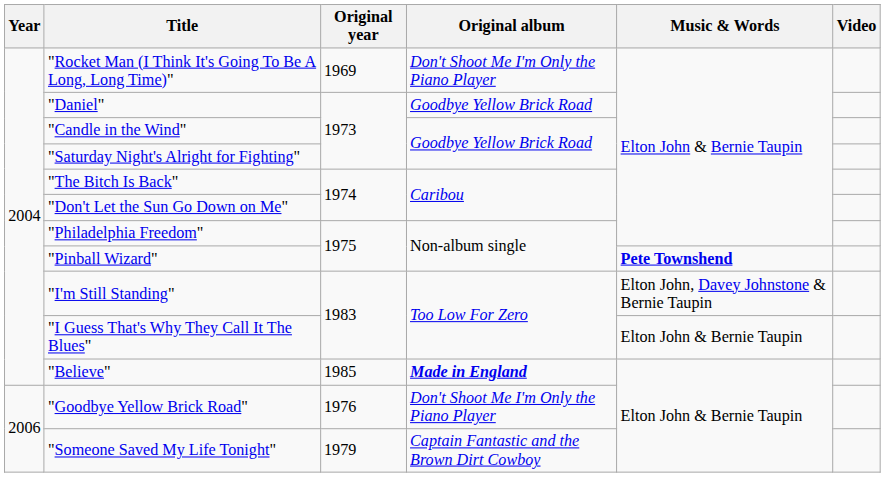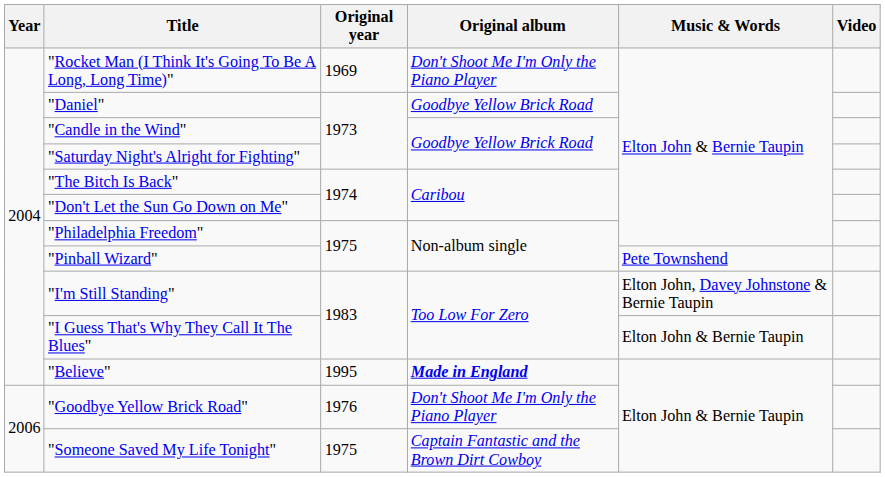(677, 258) bold -> (675, 258) normal
(340, 371) 1985 -> (341, 371) 1995
(340, 450) 1979 -> (341, 450) 1975
